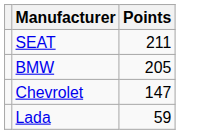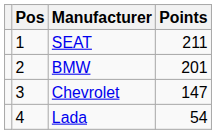+ column: (30, 17)
(158, 67) 205 -> (194, 67) 201
(162, 117) 59 -> (199, 117) 54
